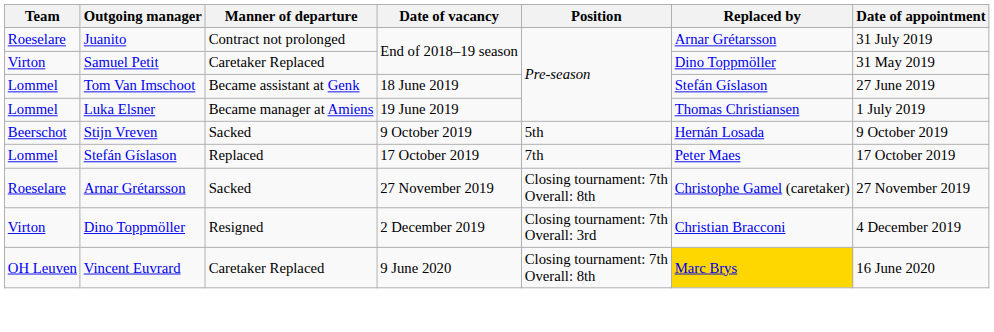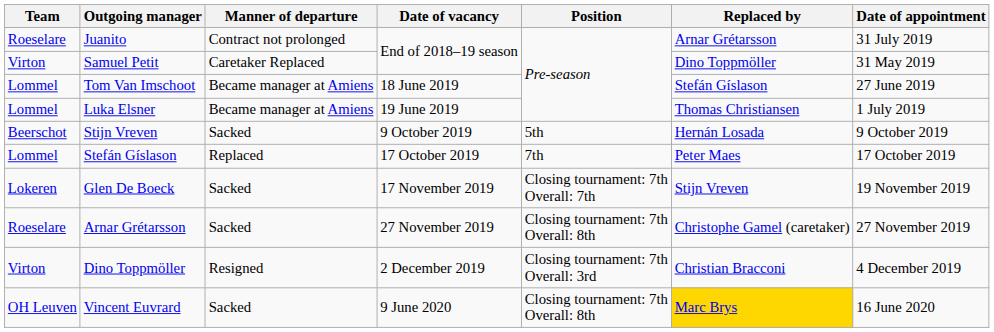(284, 86) Became assistant at Genk -> (291, 86) Became manager at Amiens
+ row: (129, 187)
(267, 267) Caretaker Replaced -> (230, 307) Sacked
